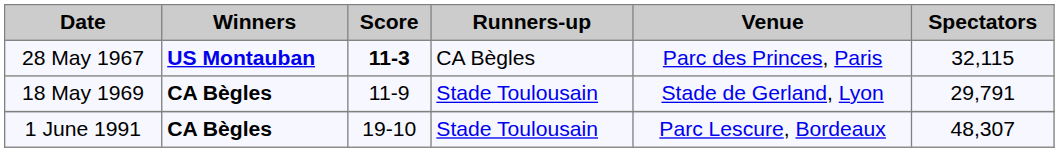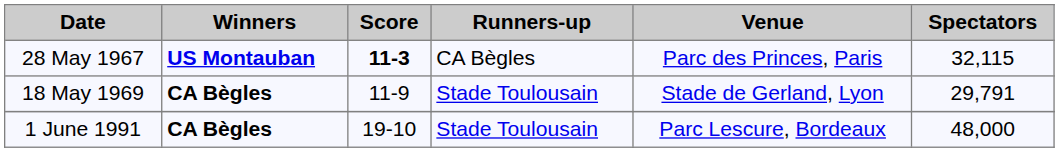(983, 129) 48,307 -> (983, 129) 48,000
